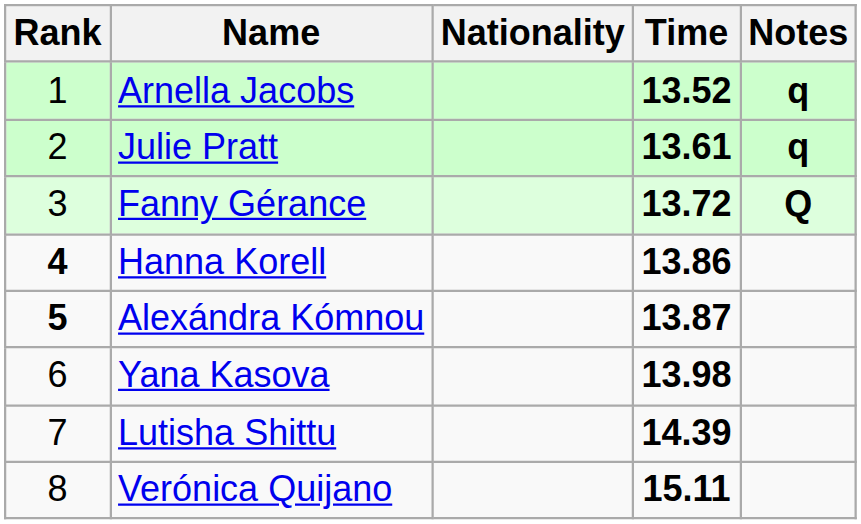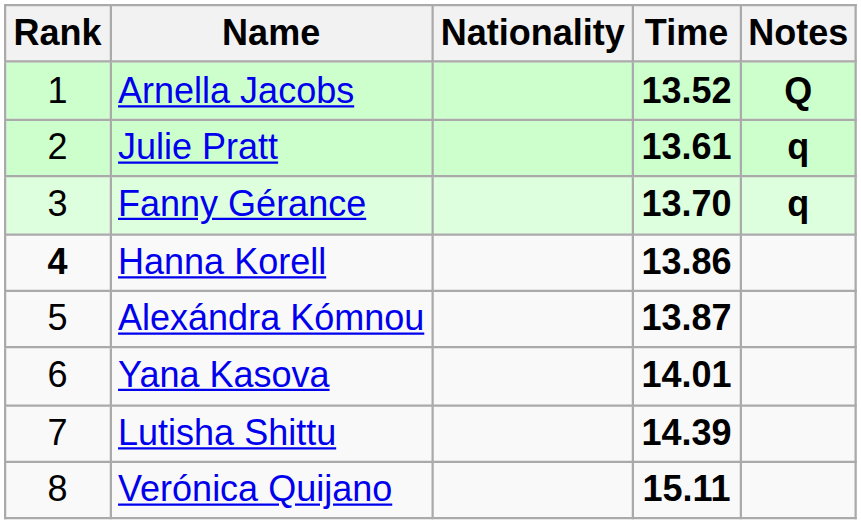(798, 90) q -> (798, 90) Q
(687, 204) 13.72 -> (687, 204) 13.70
(798, 204) Q -> (798, 204) q
(57, 318) bold -> (57, 318) normal
(687, 375) 13.98 -> (687, 375) 14.01
